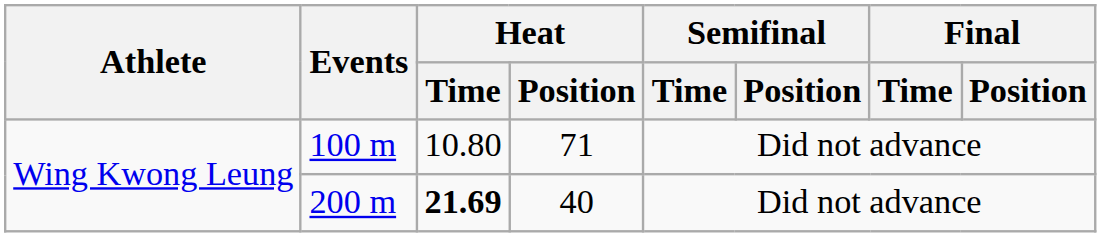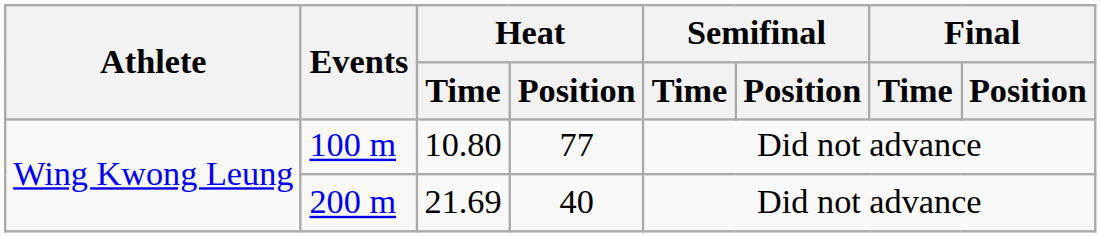(577, 146) 71 -> (577, 146) 77
(463, 202) bold -> (463, 202) normal
